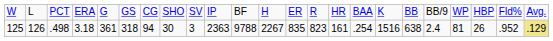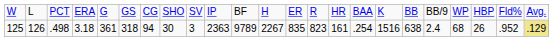(245, 28) 9788 -> (245, 28) 9789
(458, 28) 81 -> (458, 28) 68
